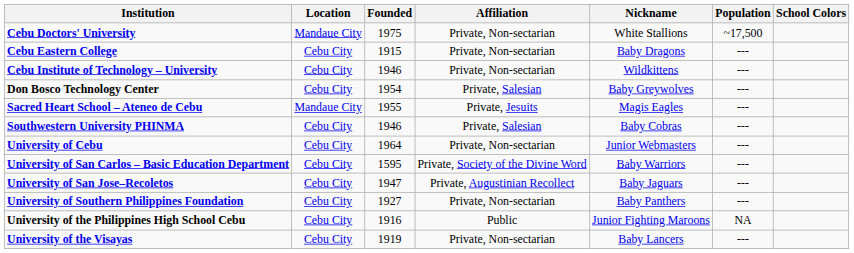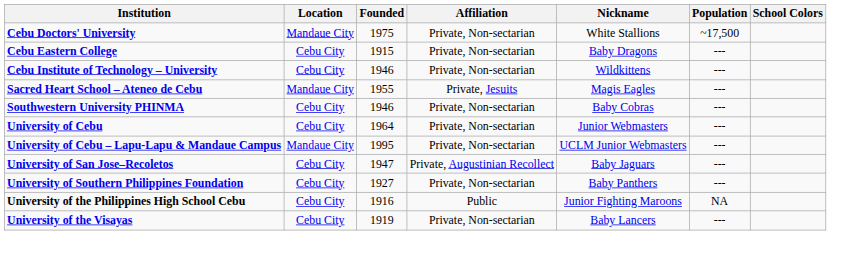- row: (83, 88)
(502, 126) Private, Salesian -> (482, 107) Private, Non-sectarian
+ row: (144, 145)
- row: (148, 164)
